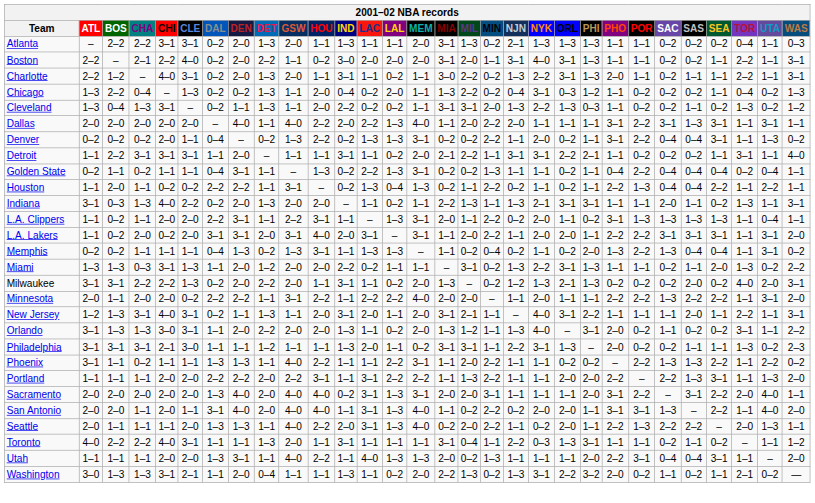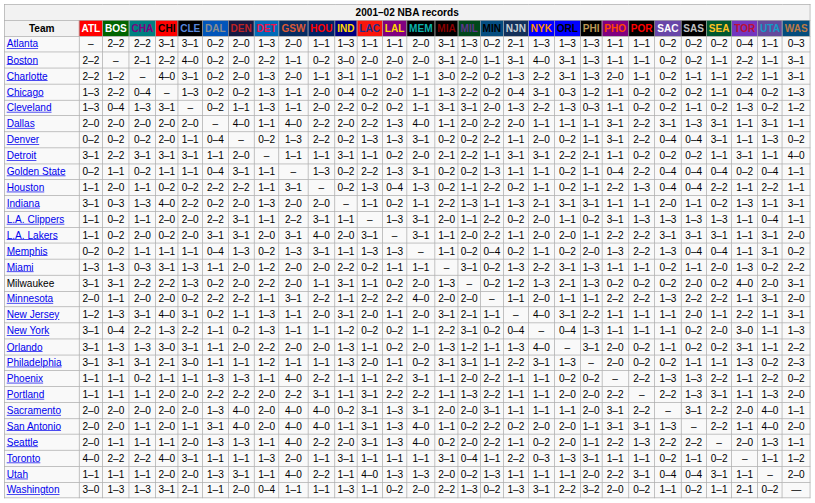(91, 156) 1–1 -> (91, 156) 3–1
+ row: (28, 331)
(91, 363) 3–1 -> (91, 379) 1–1
